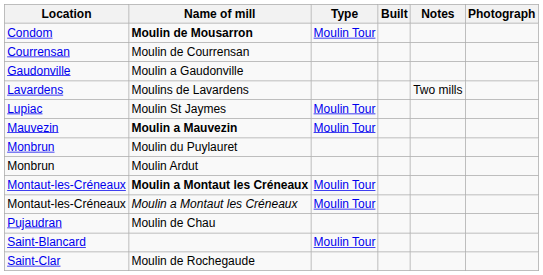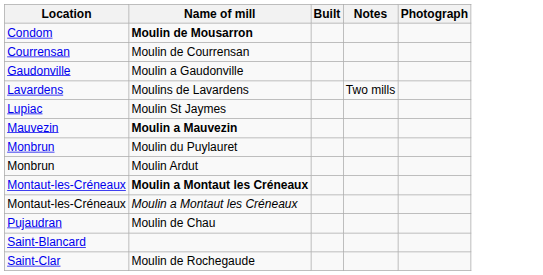- column: (345, 14)
